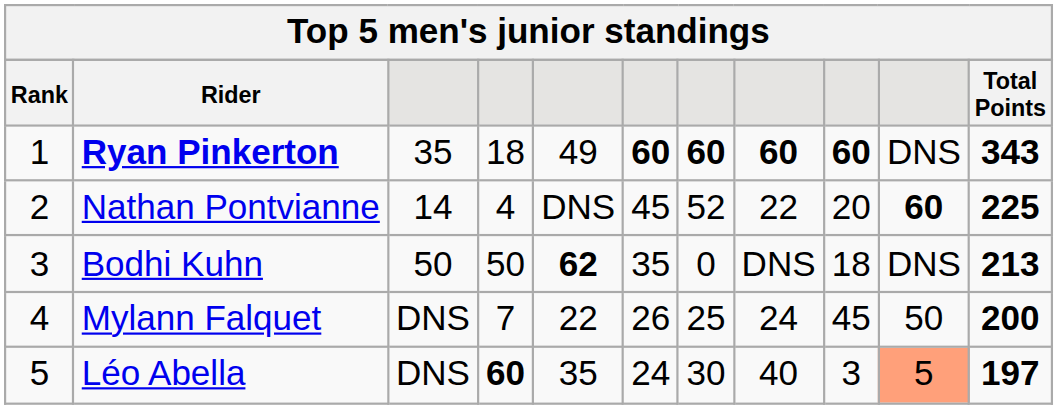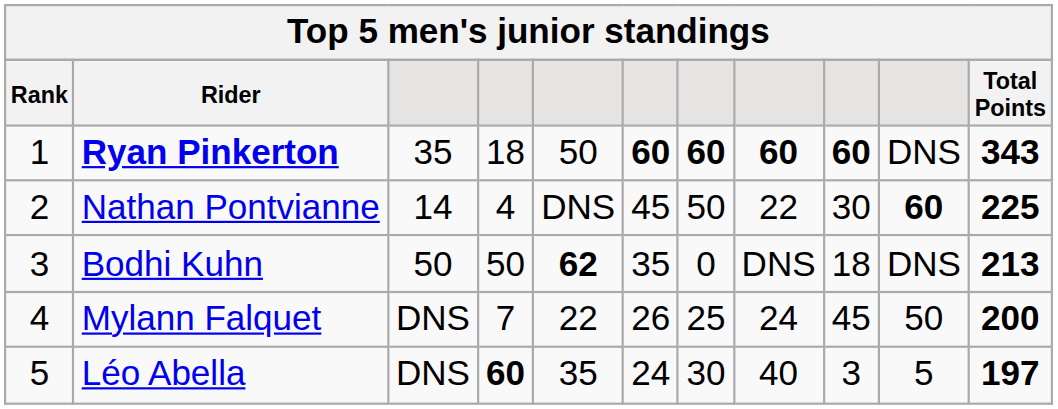(578, 151) 49 -> (578, 151) 50
(706, 207) 52 -> (706, 207) 50
(851, 207) 20 -> (851, 207) 30
(924, 374) lightsalmon background -> (924, 374) no background
